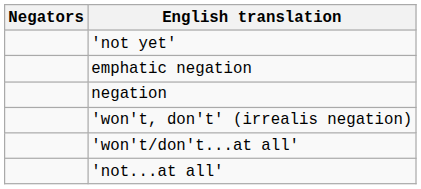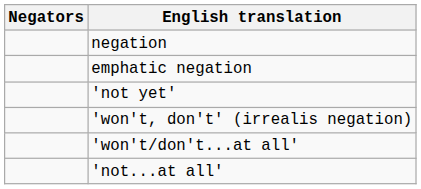rows swapped: (129, 94) <-> (134, 43)
